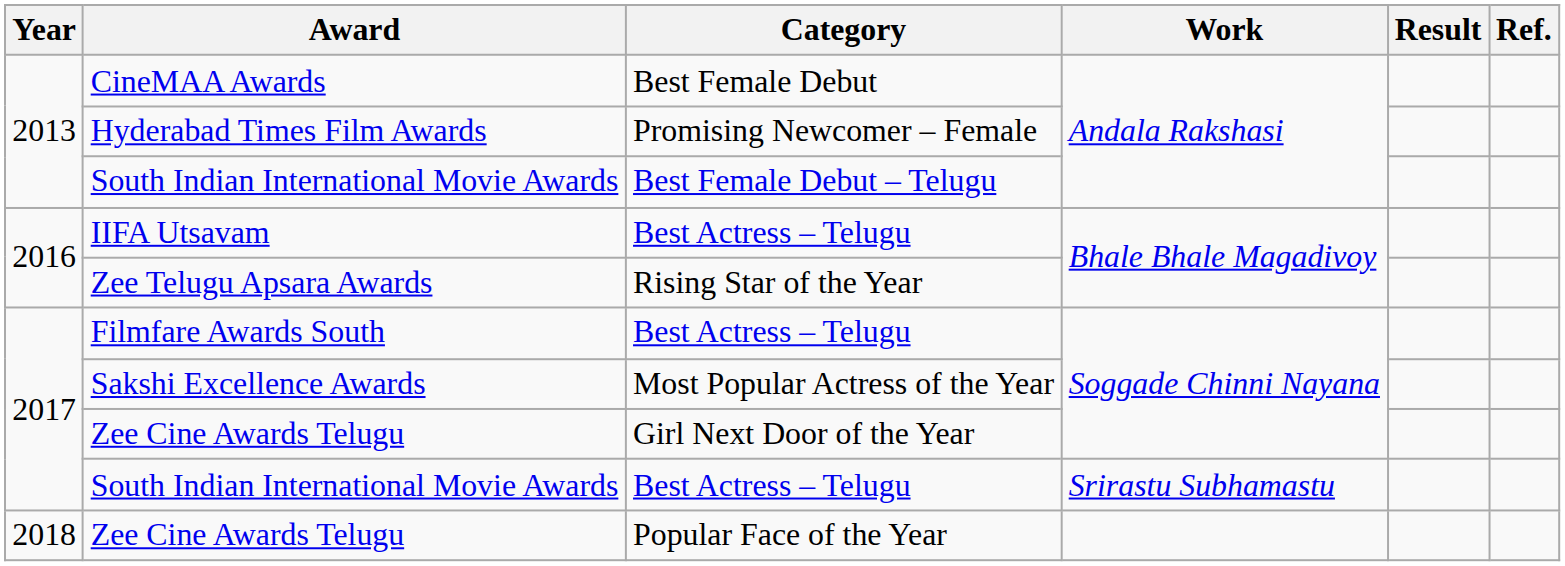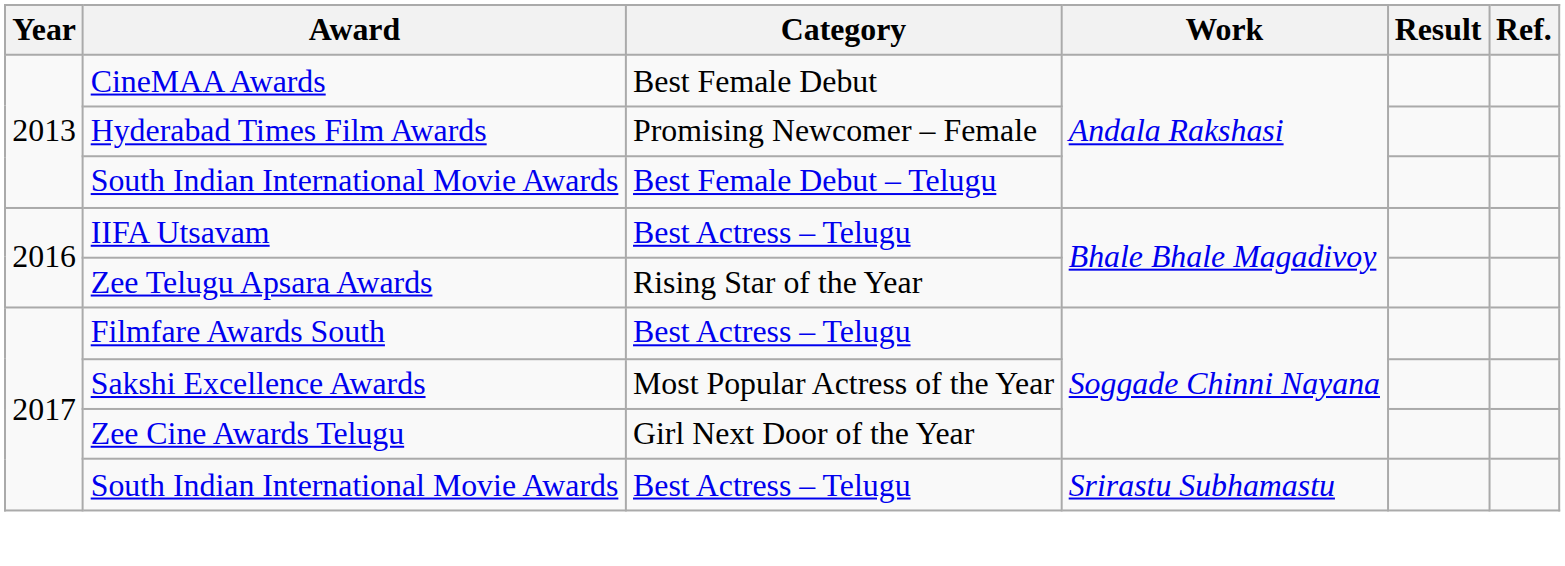- row: (247, 534)
